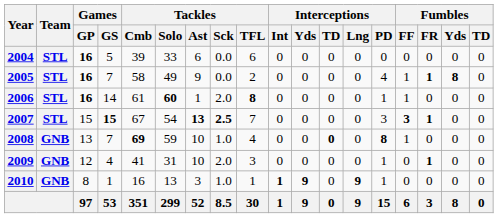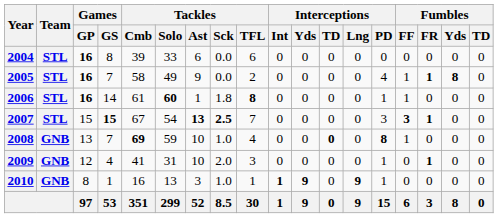(110, 56) 5 -> (110, 56) 8
(224, 98) 2.0 -> (224, 98) 1.8
